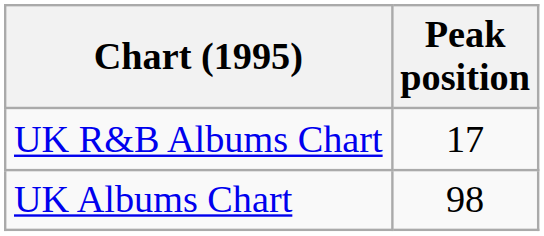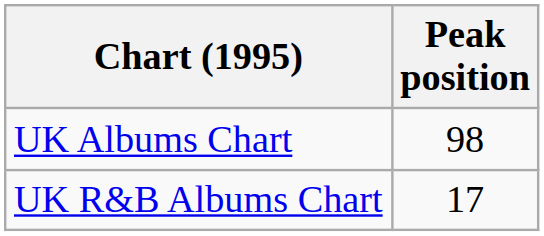rows swapped: (153, 199) <-> (198, 138)
